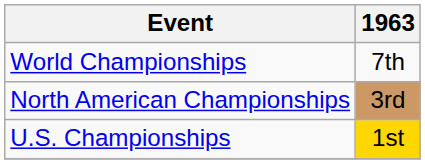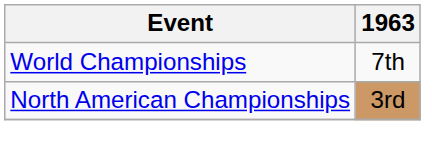- row: (120, 138)
